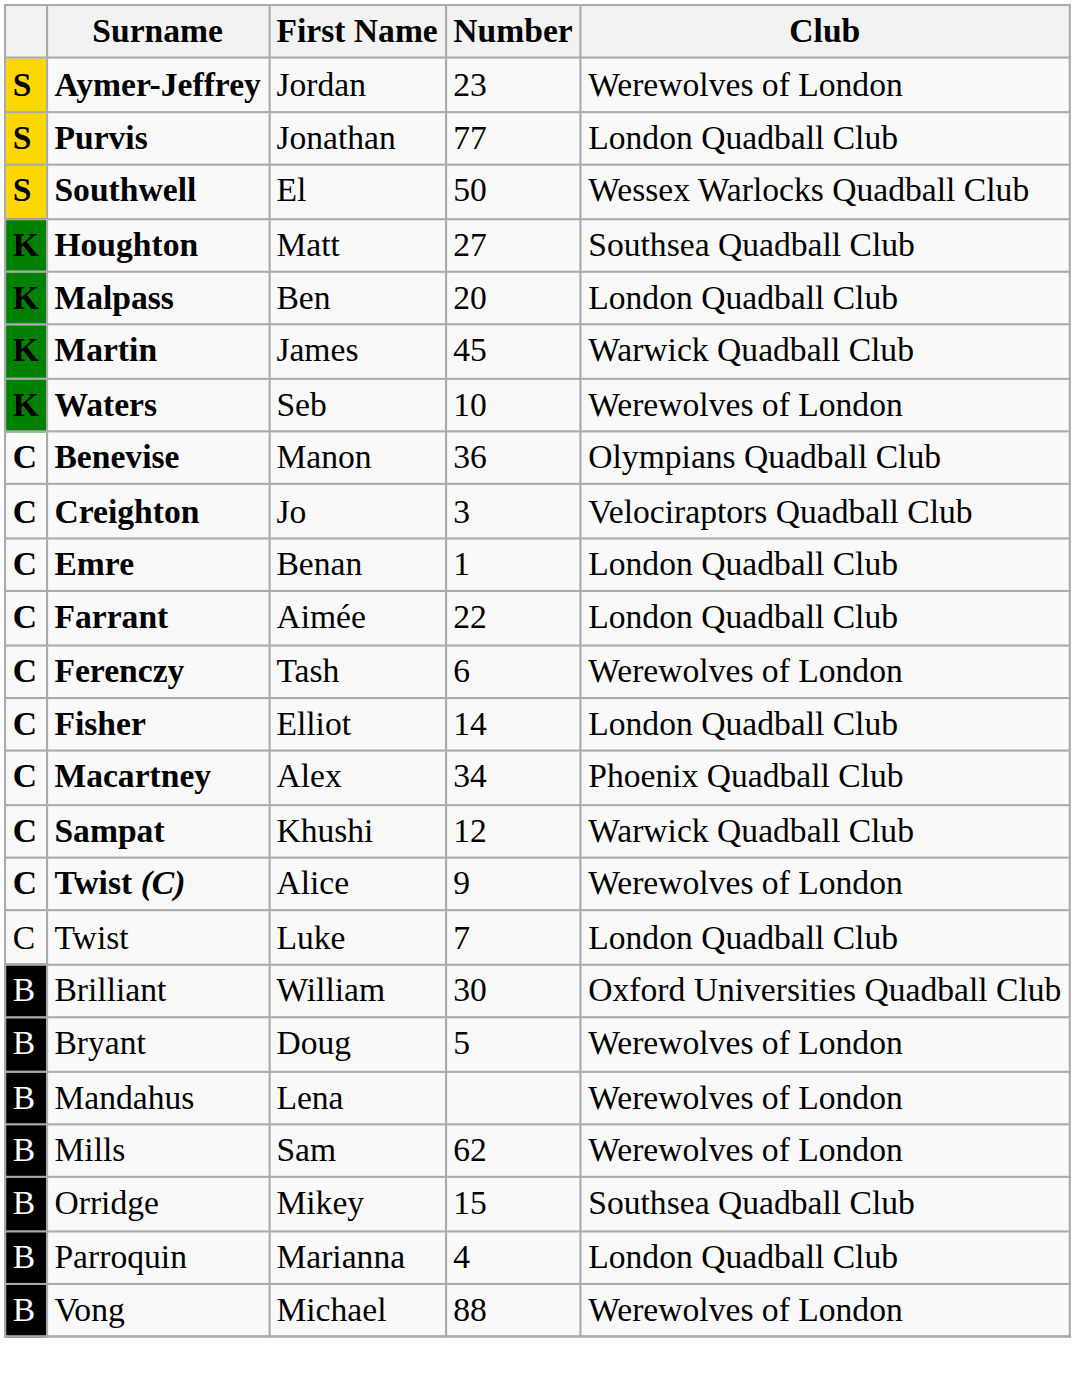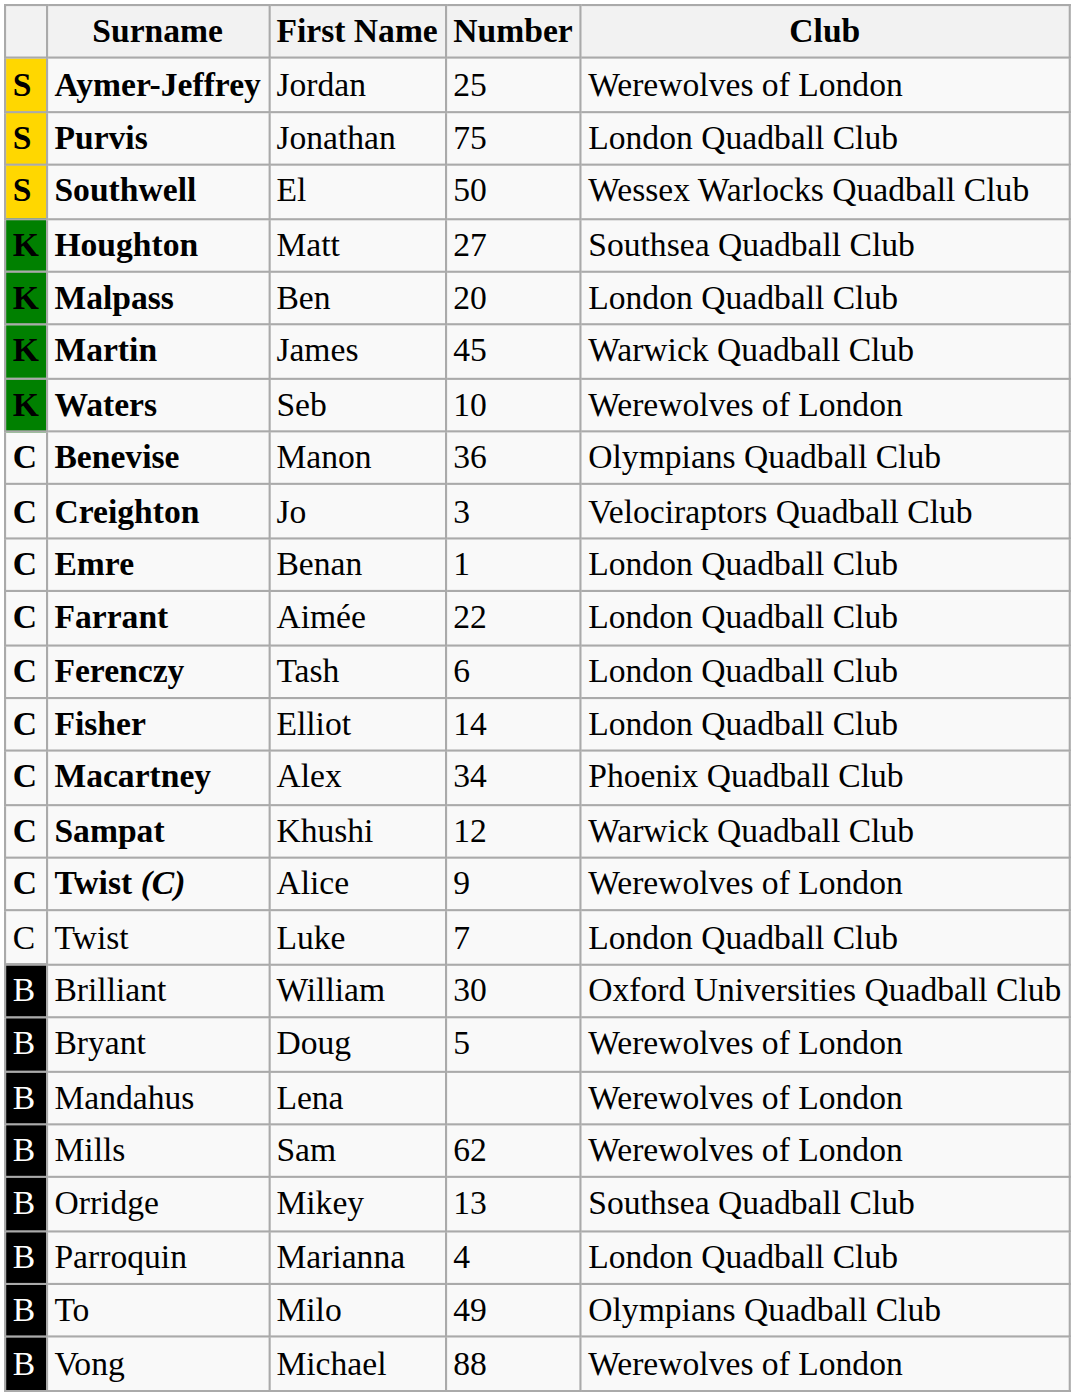(470, 84) 23 -> (470, 84) 25
(470, 137) 77 -> (470, 137) 75
(745, 670) Werewolves of London -> (743, 670) London Quadball Club
(470, 1203) 15 -> (470, 1203) 13
+ row: (72, 1310)
